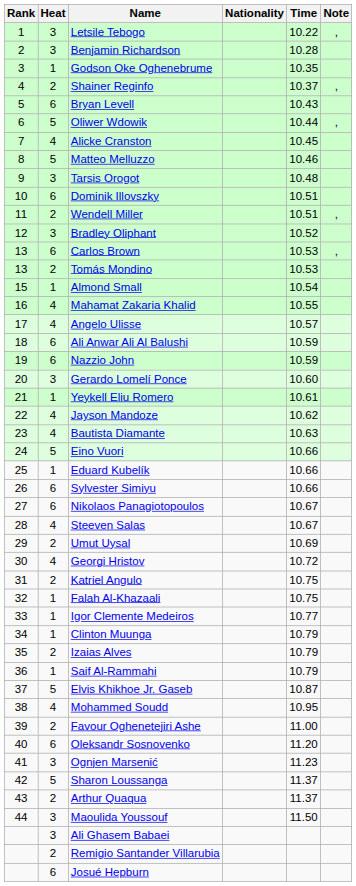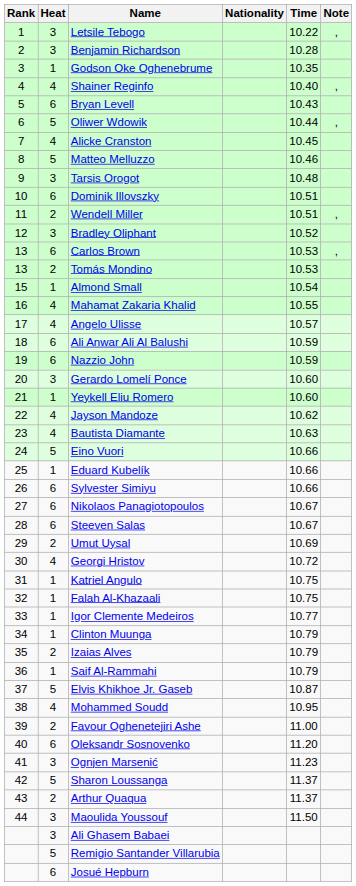(53, 86) 2 -> (53, 86) 4
(304, 86) 10.37 -> (304, 86) 10.40
(304, 397) 10.61 -> (304, 397) 10.60
(53, 525) 4 -> (53, 525) 6
(53, 580) 2 -> (53, 580) 1
(53, 854) 2 -> (53, 854) 5
